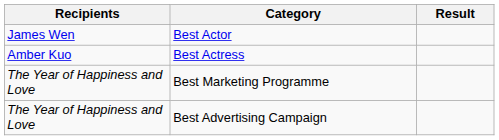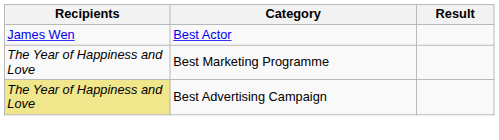- row: (209, 55)
(85, 117) no background -> (85, 97) khaki background
